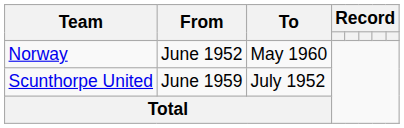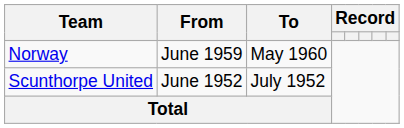(202, 54) June 1952 -> (202, 54) June 1959
(202, 81) June 1959 -> (202, 81) June 1952
